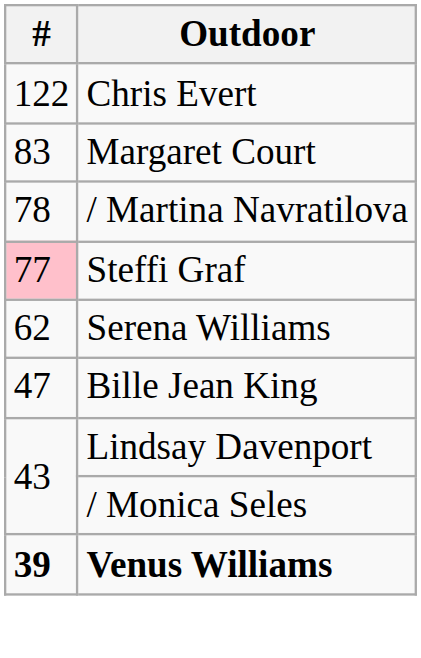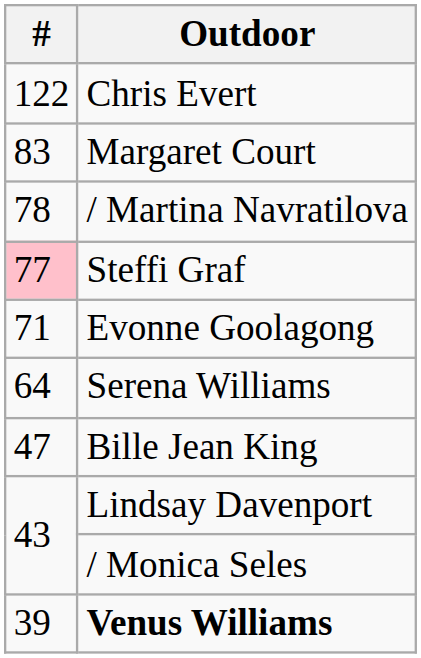+ row: (230, 328)
(32, 328) 62 -> (32, 387) 64
(32, 563) bold -> (32, 622) normal
